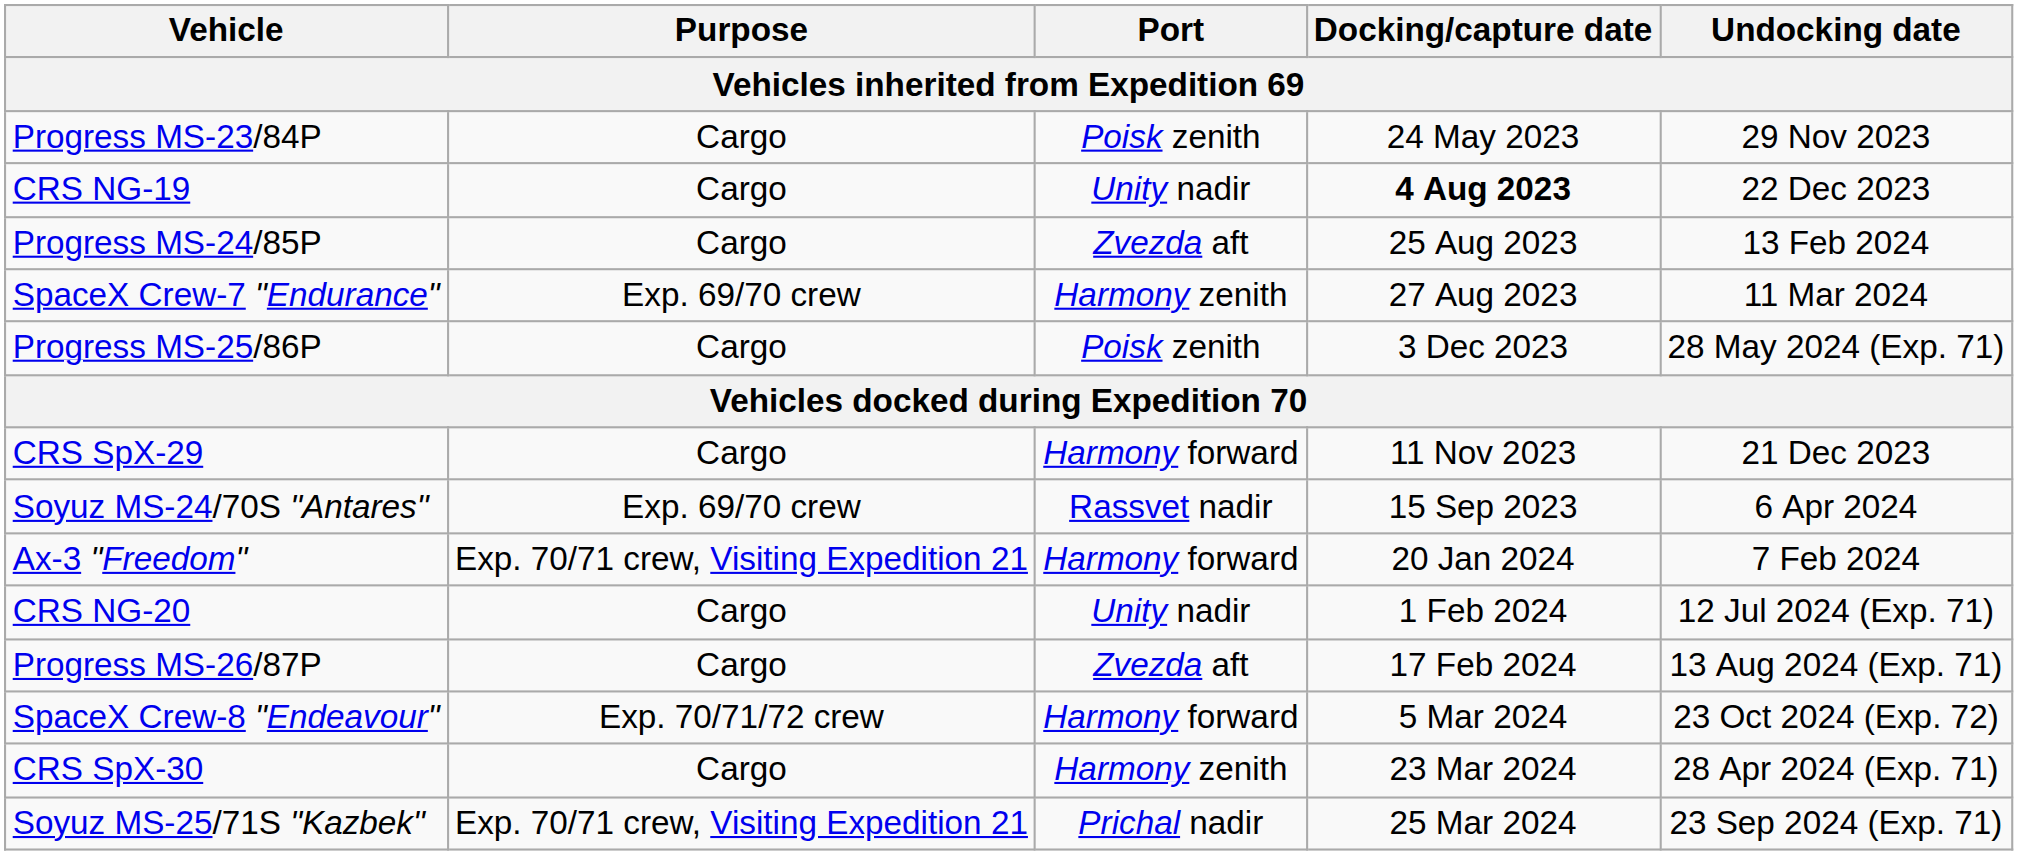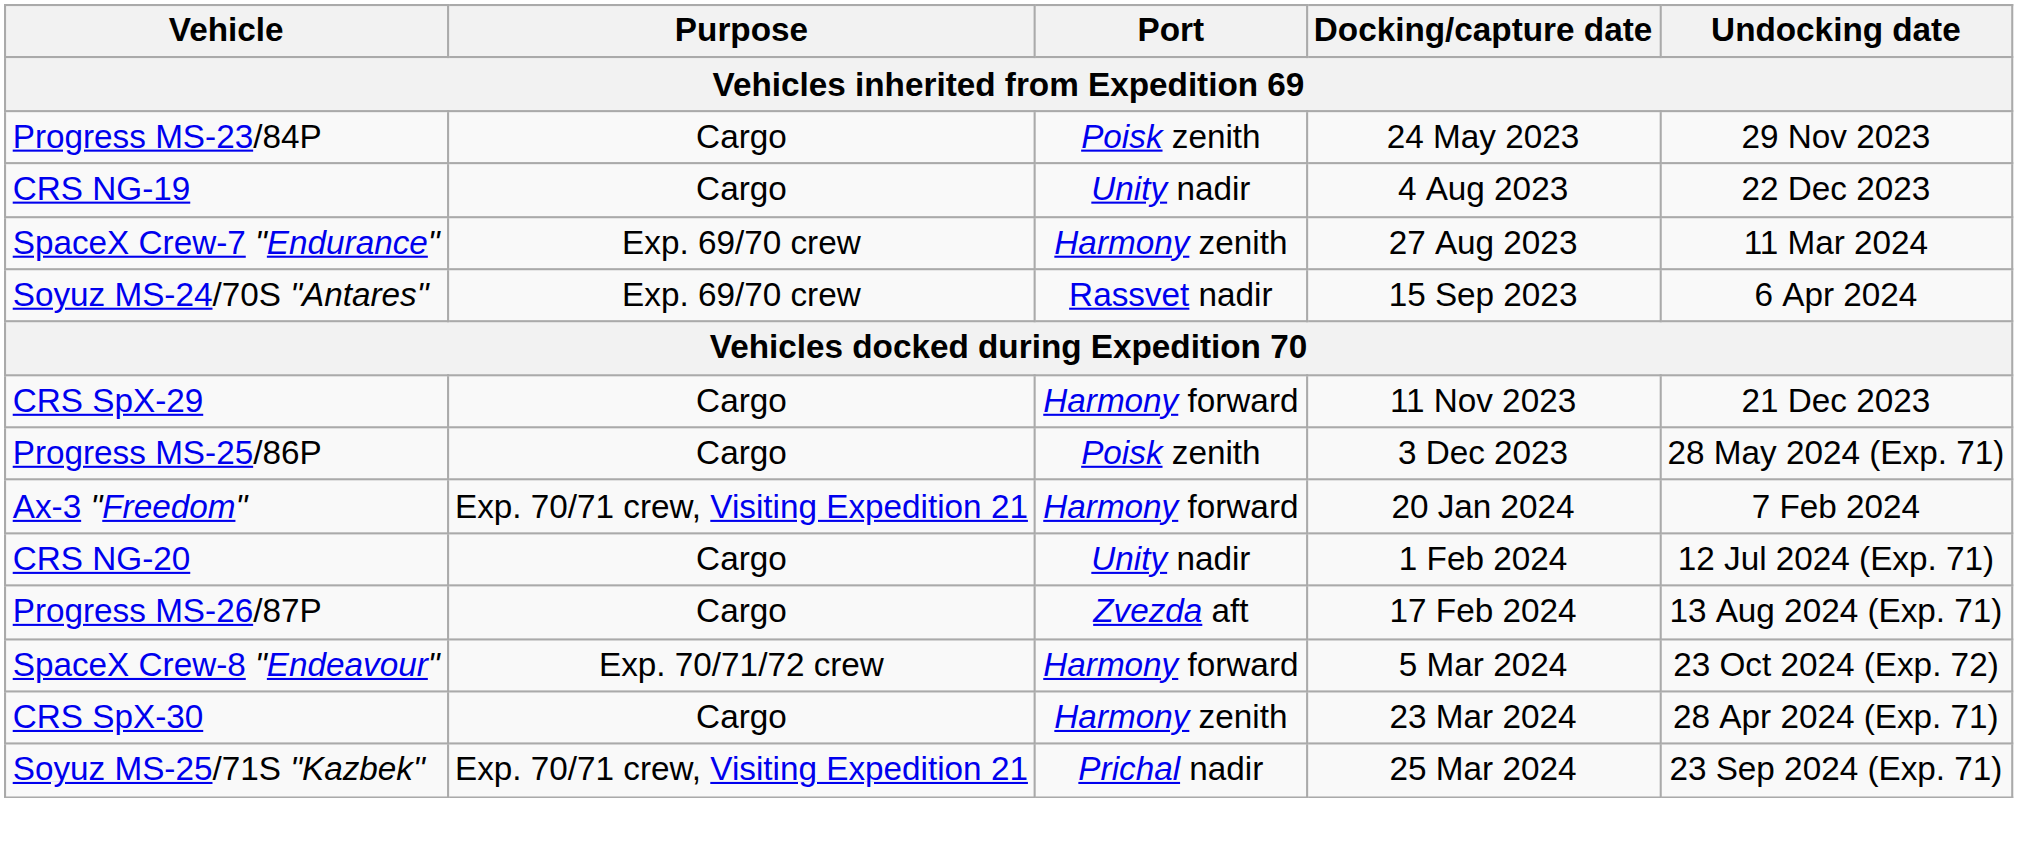(1483, 189) bold -> (1483, 189) normal
- row: (167, 242)
rows swapped: (221, 505) <-> (167, 347)
